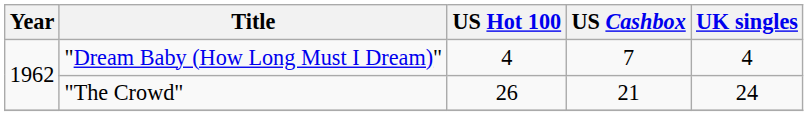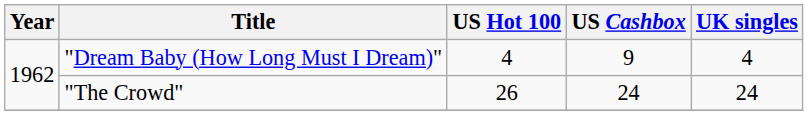(629, 57) 7 -> (629, 57) 9
(629, 92) 21 -> (629, 92) 24
